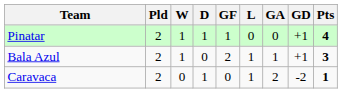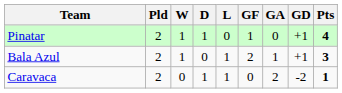columns swapped: (251, 14) <-> (228, 14)
